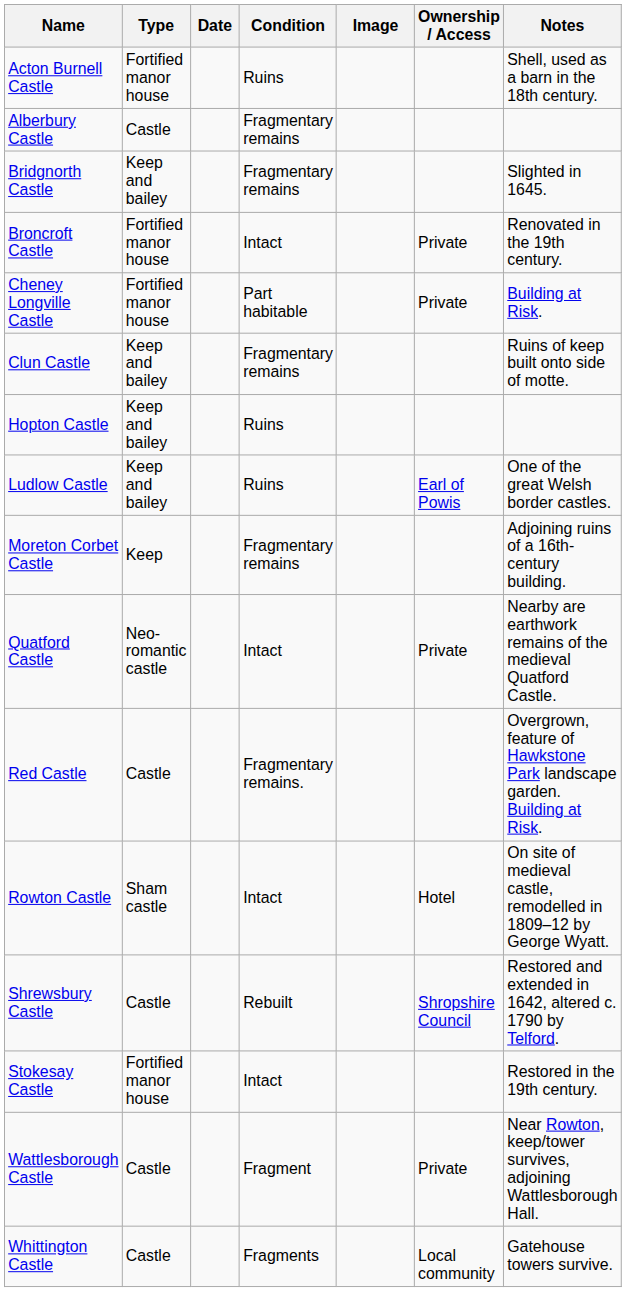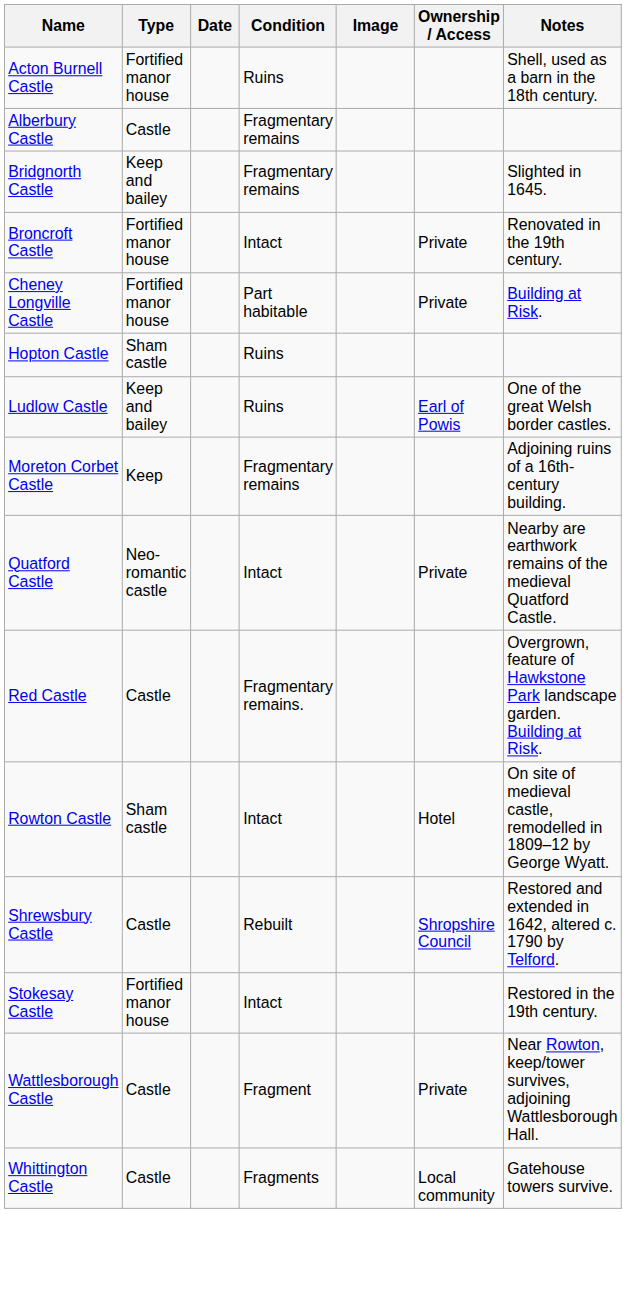- row: (49, 363)
(146, 424) Keep and bailey -> (146, 354) Sham castle
